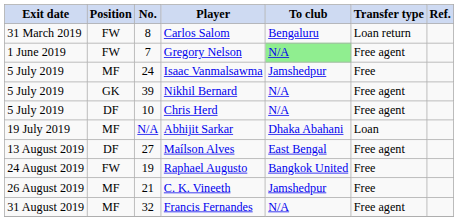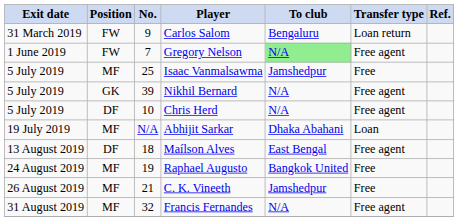(148, 33) 8 -> (148, 33) 9
(148, 71) 24 -> (148, 71) 25
(148, 149) 27 -> (148, 149) 18
(111, 168) FW -> (111, 168) MF
